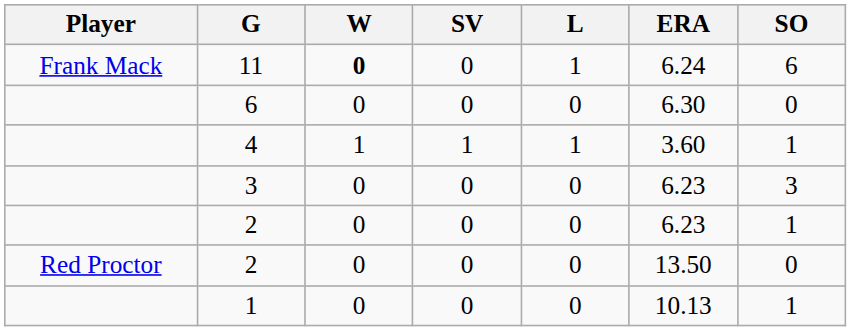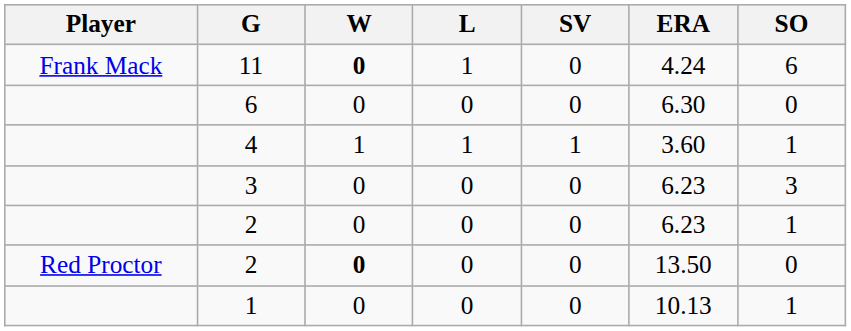columns swapped: (575, 24) <-> (467, 24)
(683, 64) 6.24 -> (683, 64) 4.24
(359, 265) normal -> (359, 265) bold
